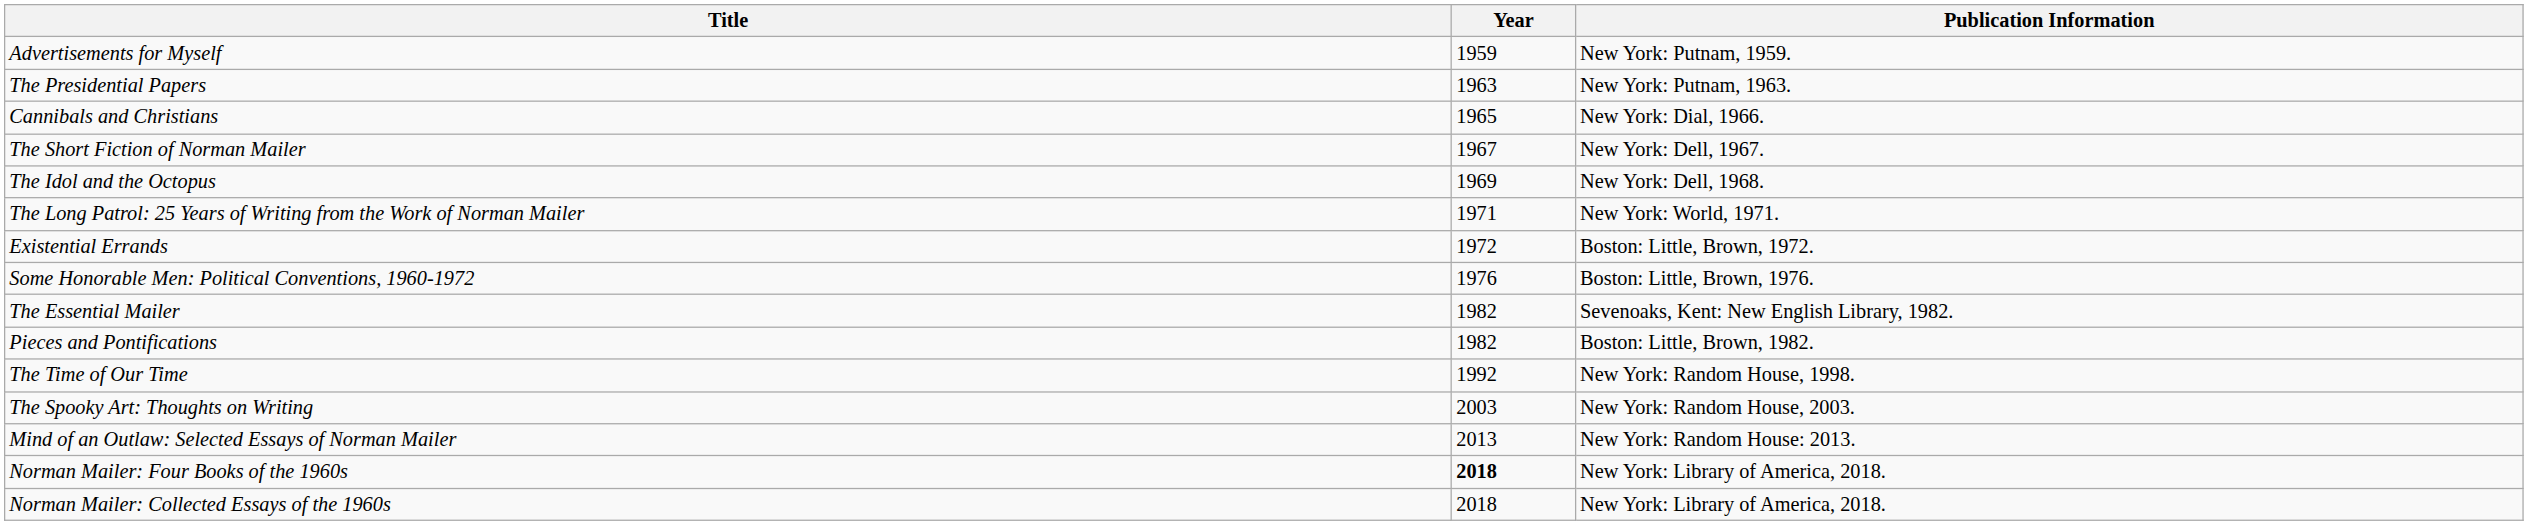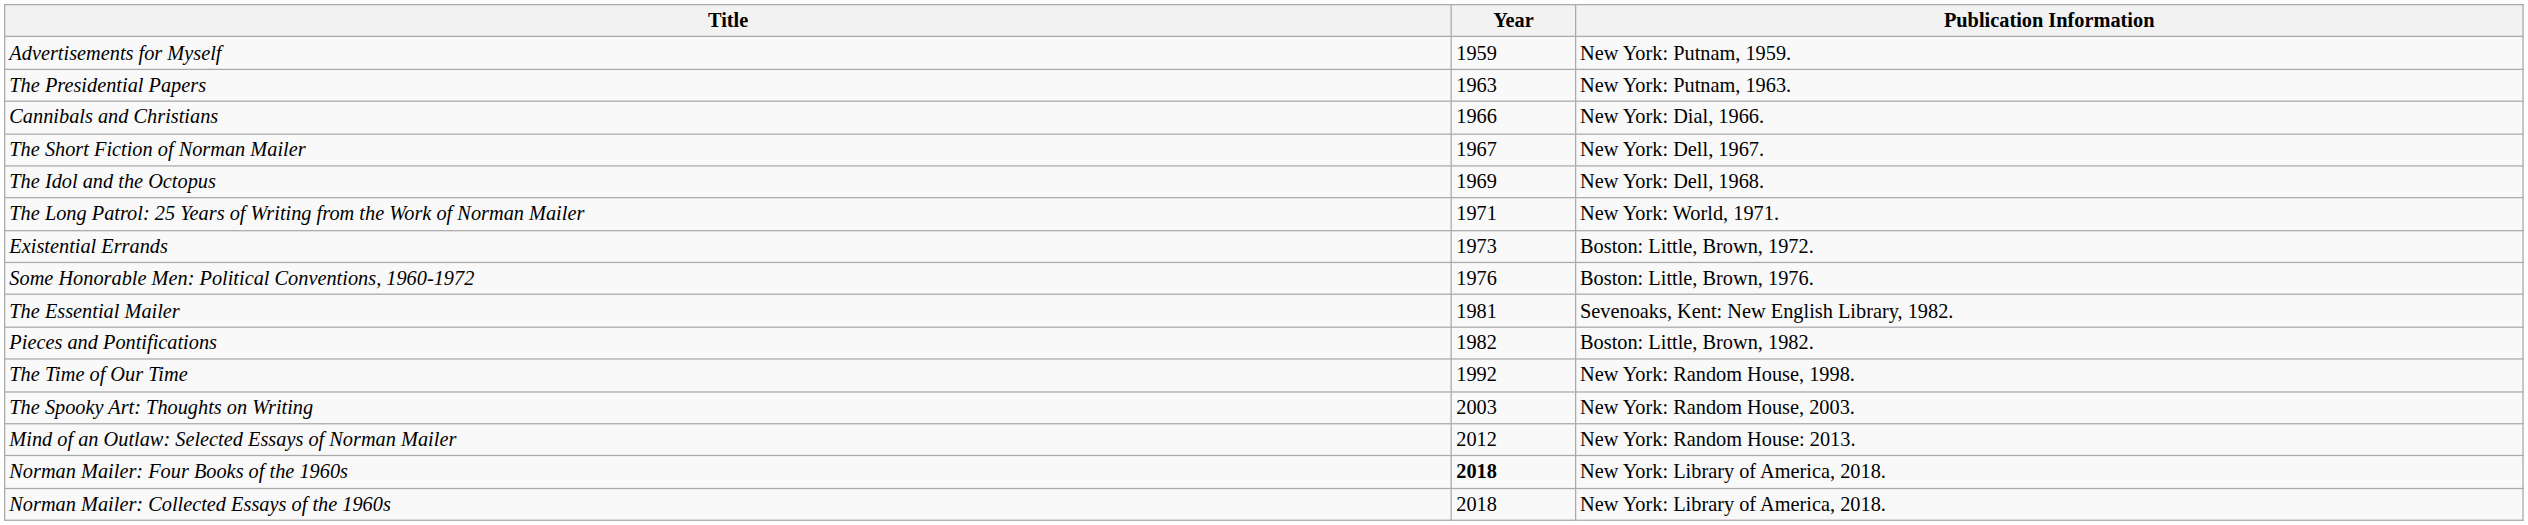(1477, 117) 1965 -> (1477, 117) 1966
(1477, 246) 1972 -> (1477, 246) 1973
(1477, 310) 1982 -> (1477, 310) 1981
(1477, 439) 2013 -> (1477, 439) 2012
